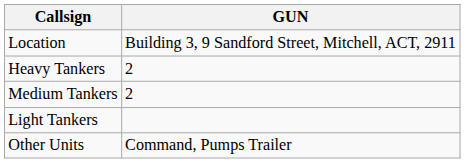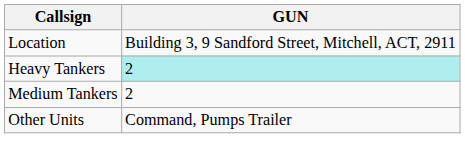(129, 68) no background -> (129, 68) paleturquoise background
- row: (53, 119)
